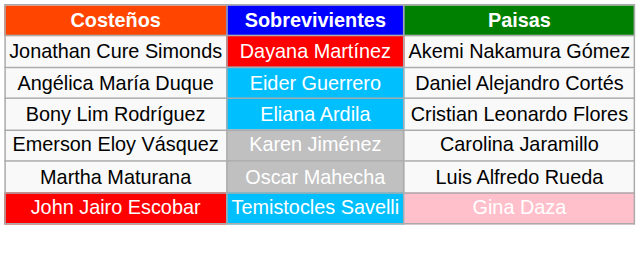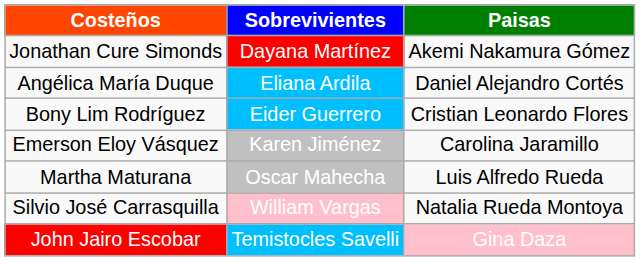(315, 83) Eider Guerrero -> (315, 83) Eliana Ardila
(315, 114) Eliana Ardila -> (315, 114) Eider Guerrero
+ row: (116, 208)
